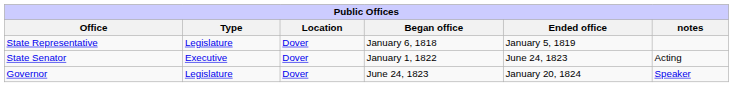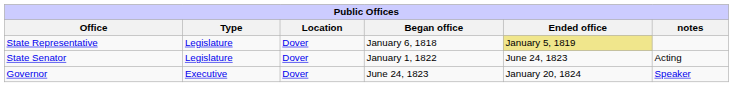(540, 43) no background -> (540, 43) khaki background
(206, 58) Executive -> (209, 58) Legislature
(209, 74) Legislature -> (206, 74) Executive
